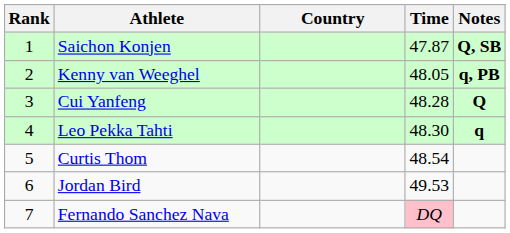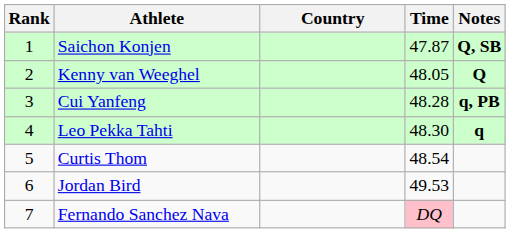(479, 74) q, PB -> (479, 74) Q
(479, 102) Q -> (479, 102) q, PB
